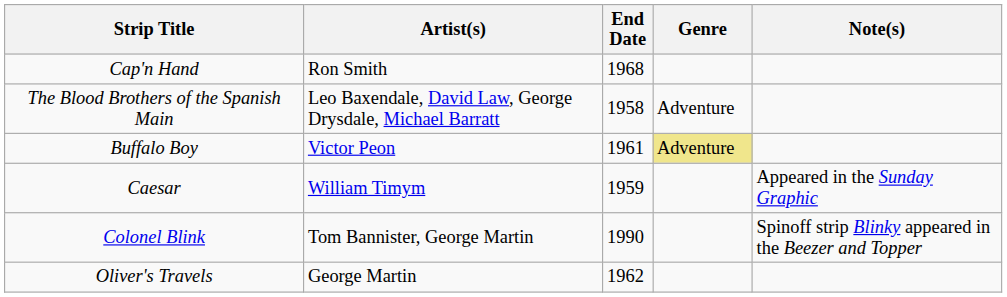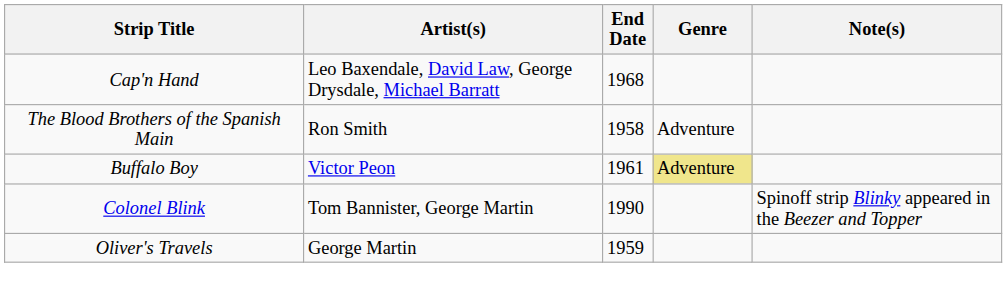(348, 68) Ron Smith -> (440, 79) Leo Baxendale, David Law, George Drysdale, Michael Barratt
(440, 108) Leo Baxendale, David Law, George Drysdale, Michael Barratt -> (348, 129) Ron Smith
- row: (154, 187)
(625, 276) 1962 -> (625, 247) 1959
